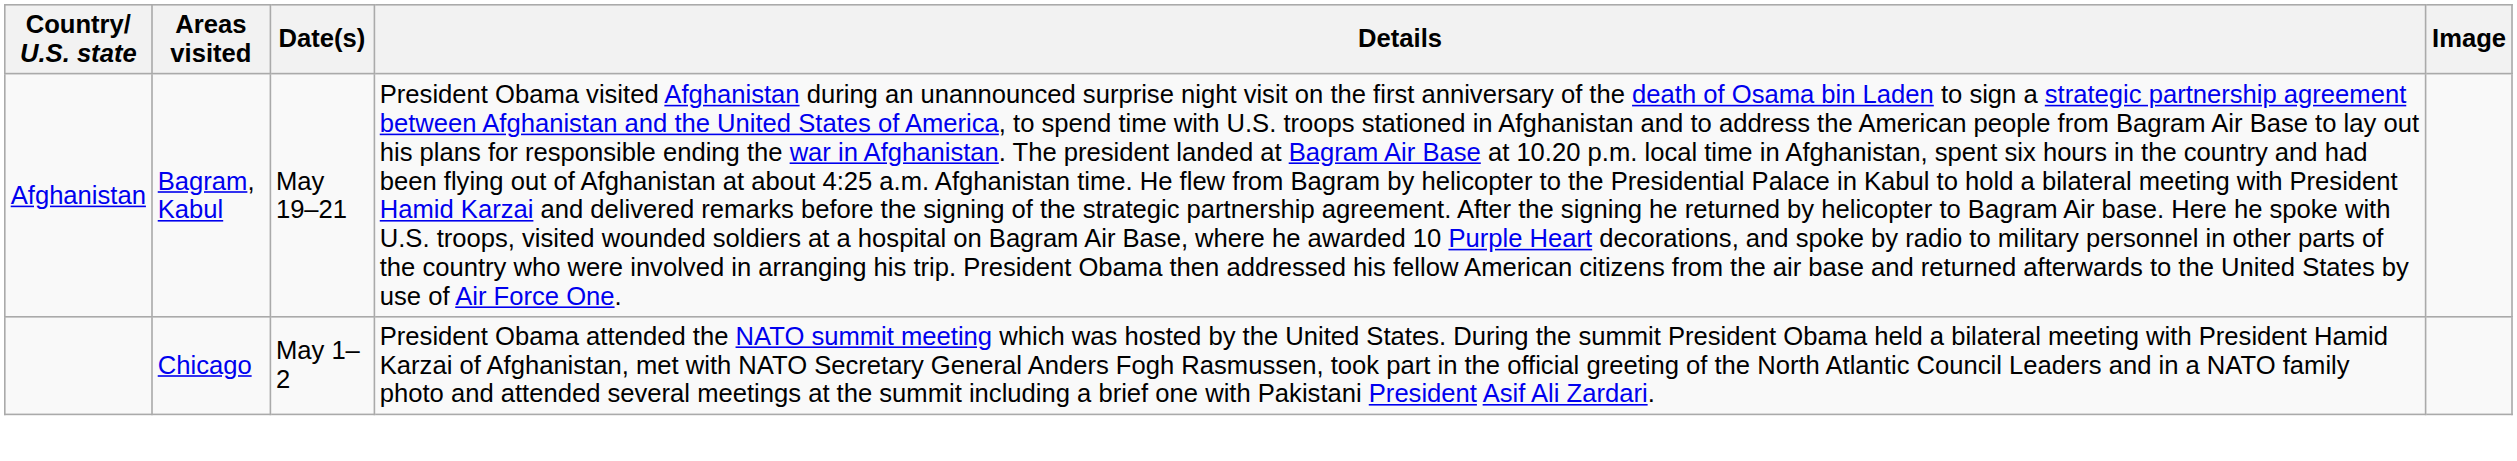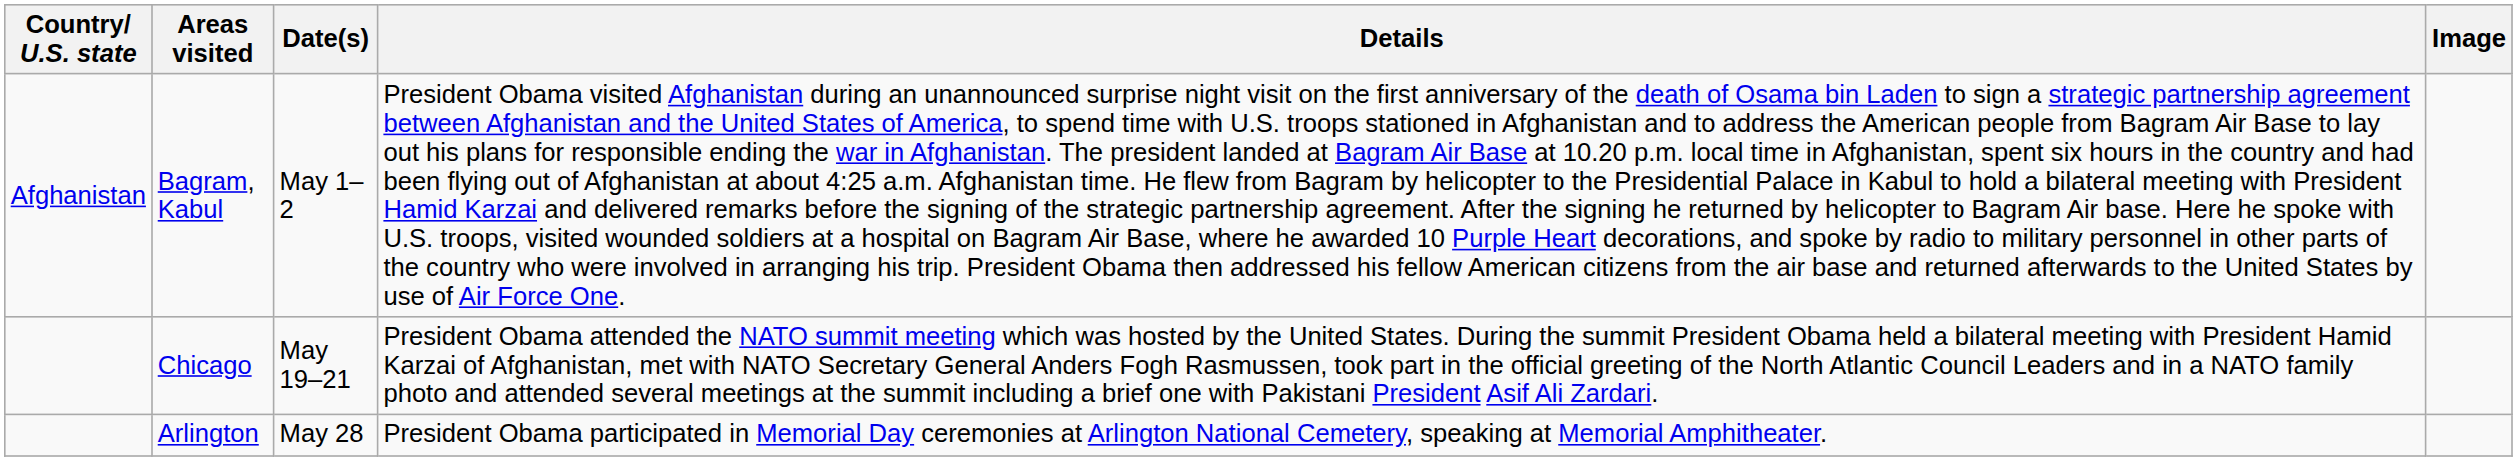(312, 194) May 19–21 -> (322, 194) May 1–2
(318, 365) May 1–2 -> (315, 365) May 19–21
+ row: (208, 434)
